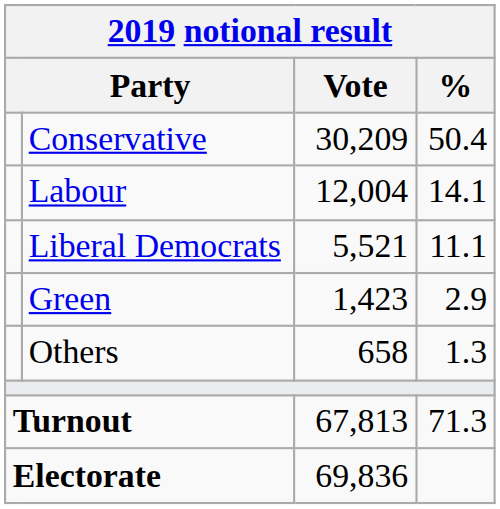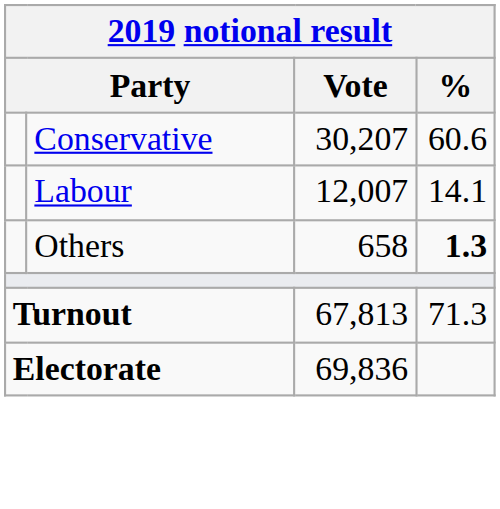(362, 138) 30,209 -> (362, 138) 30,207
(458, 138) 50.4 -> (458, 138) 60.6
(362, 191) 12,004 -> (362, 191) 12,007
- row: (155, 245)
- row: (70, 298)
(466, 352) normal -> (466, 245) bold
